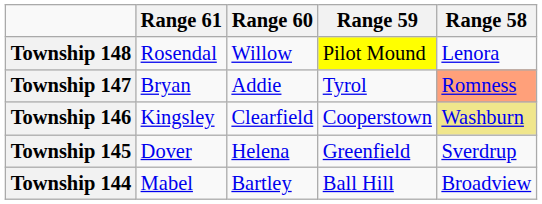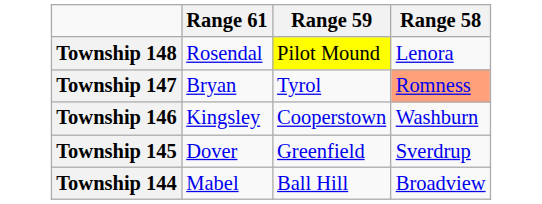- column: (272, 20)
(483, 118) khaki background -> (437, 118) no background
